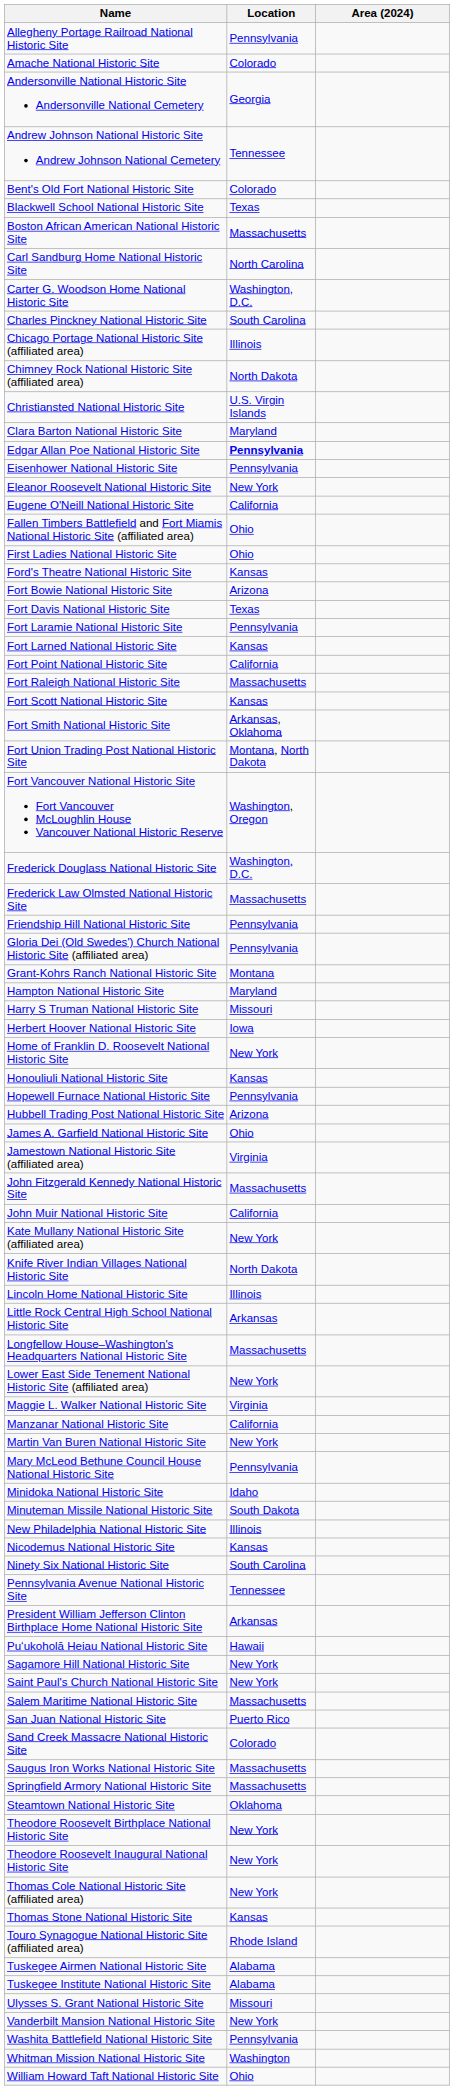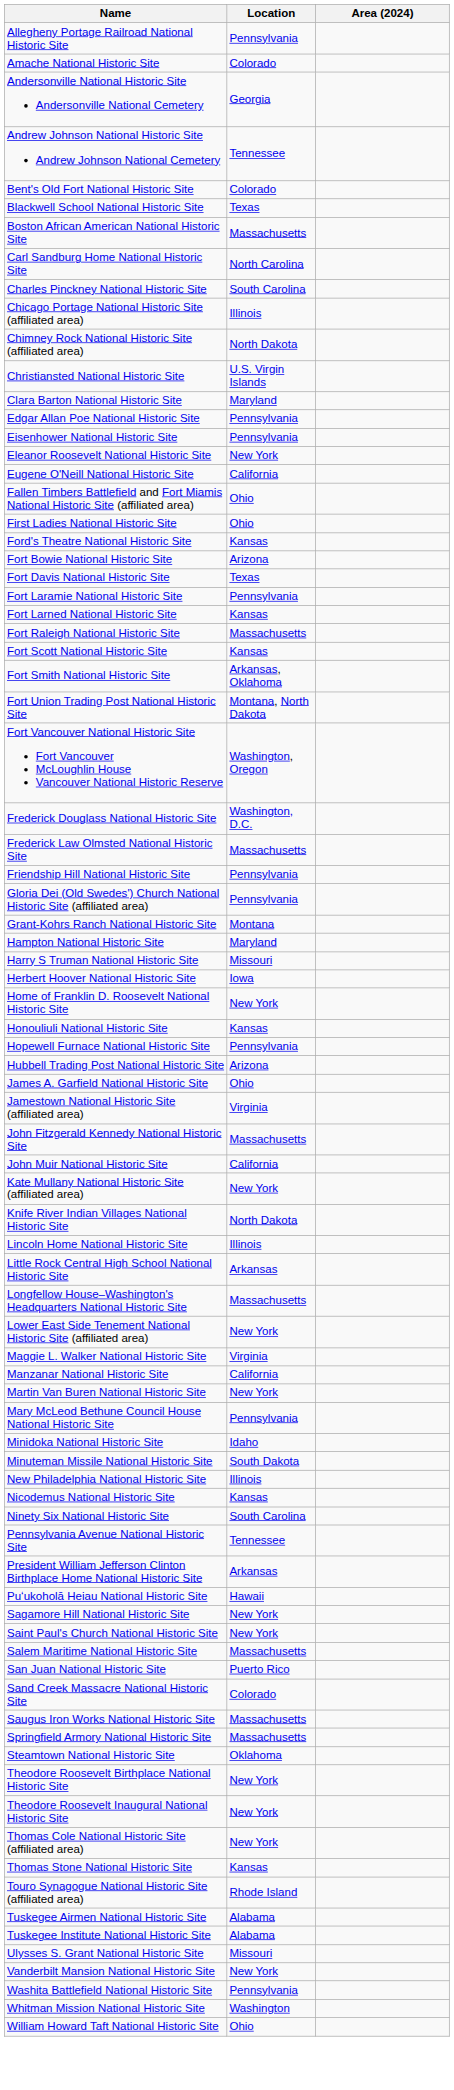- row: (96, 295)
(266, 450) bold -> (264, 419) normal
- row: (87, 664)
